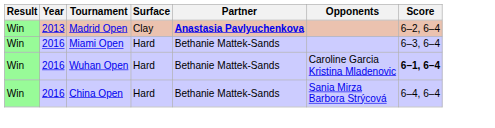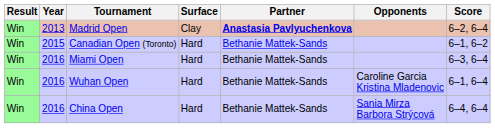+ row: (123, 44)
(420, 66) bold -> (468, 82) normal
